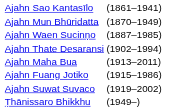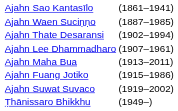- row: (52, 21)
+ row: (60, 48)
